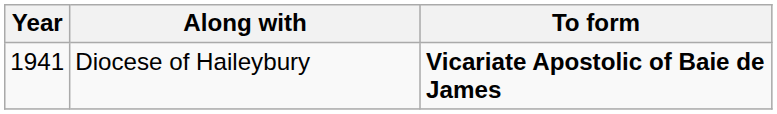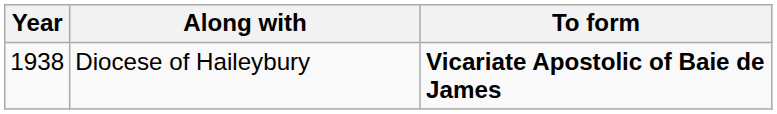(37, 61) 1941 -> (37, 61) 1938
